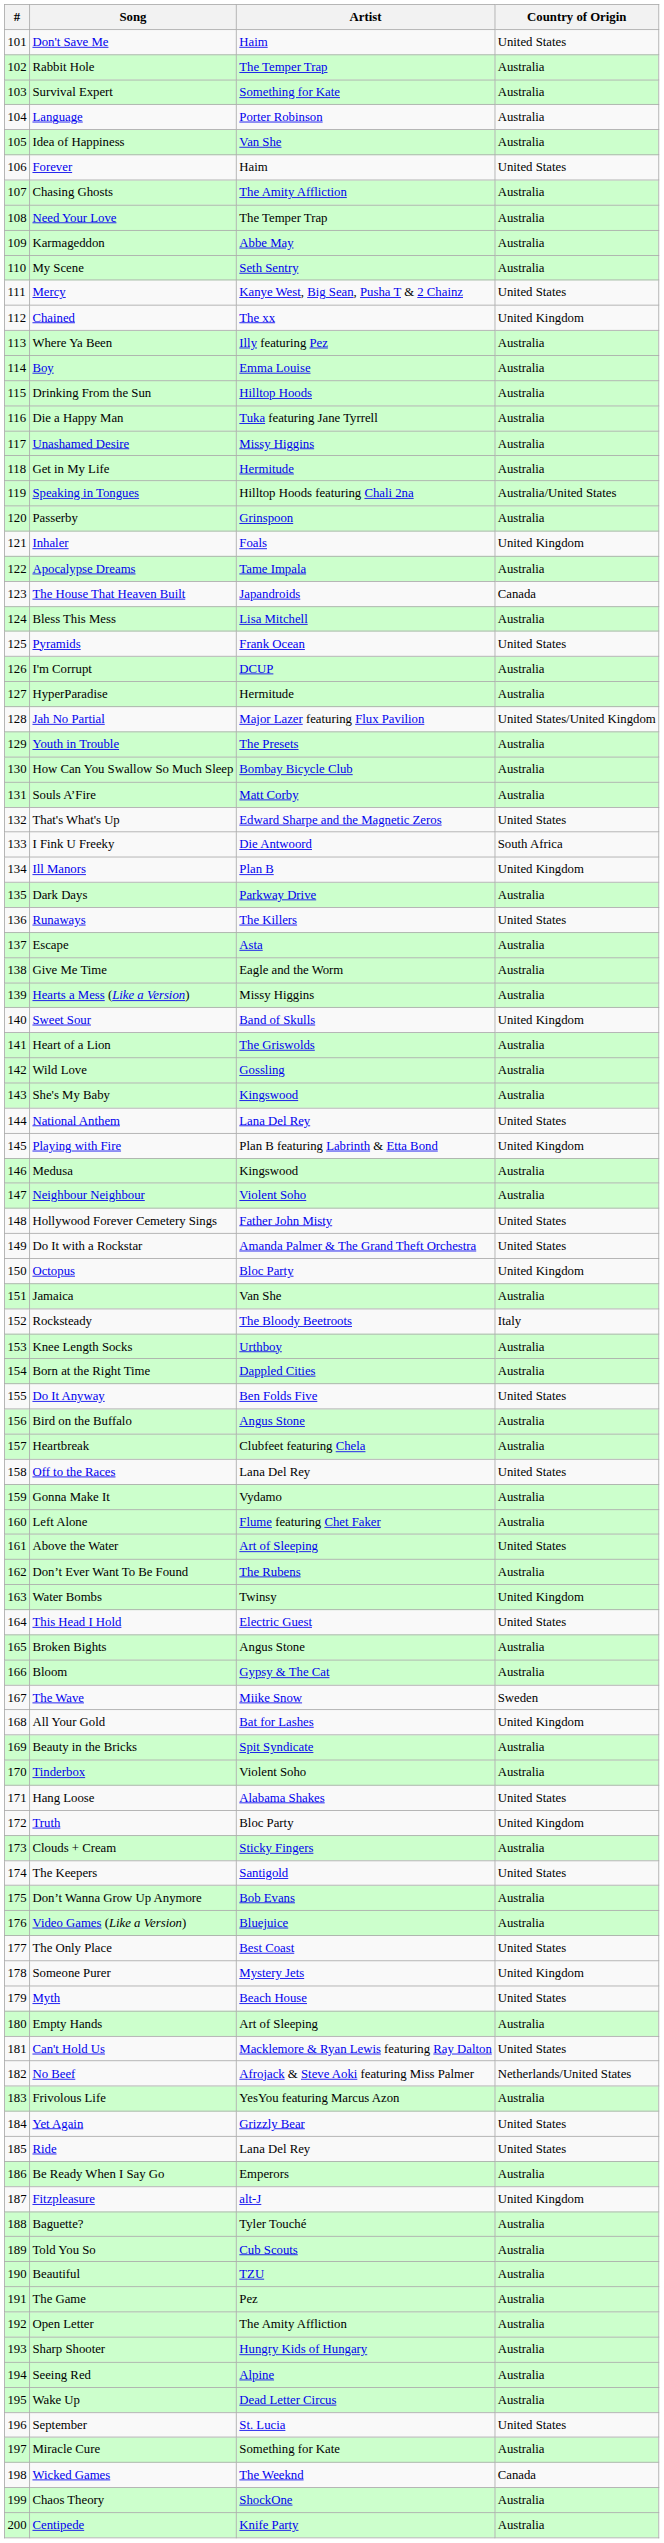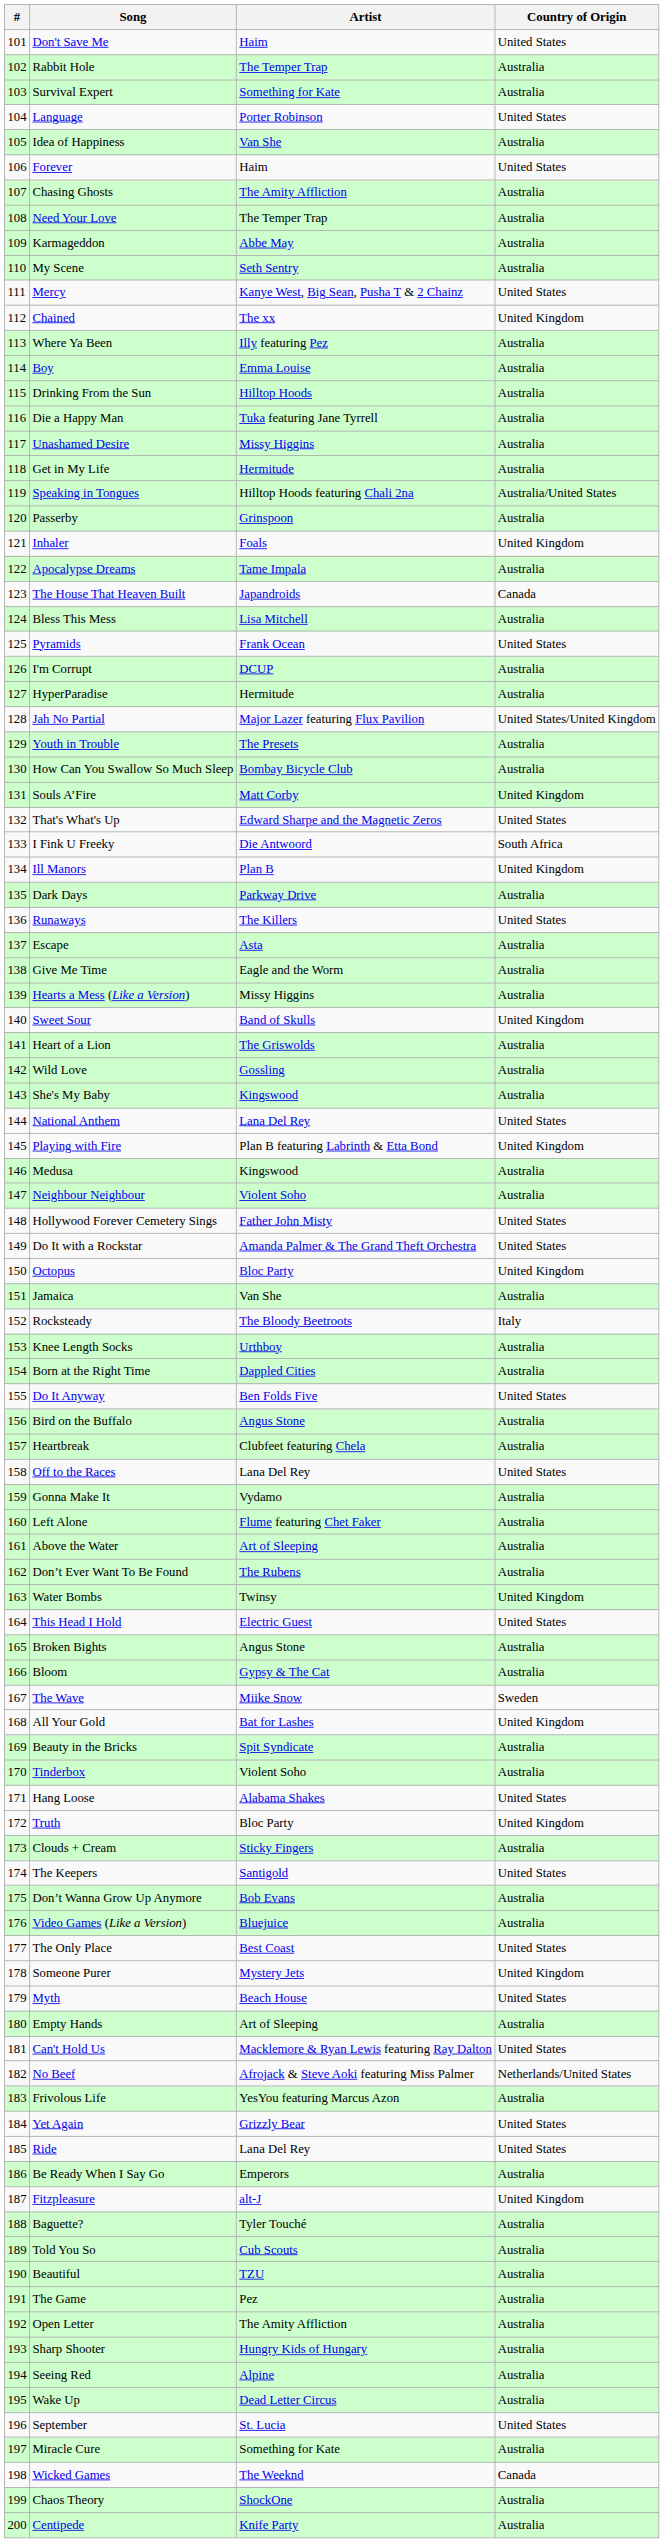(521, 117) Australia -> (532, 117) United States
(521, 794) Australia -> (541, 794) United Kingdom
(532, 1546) United States -> (521, 1546) Australia
